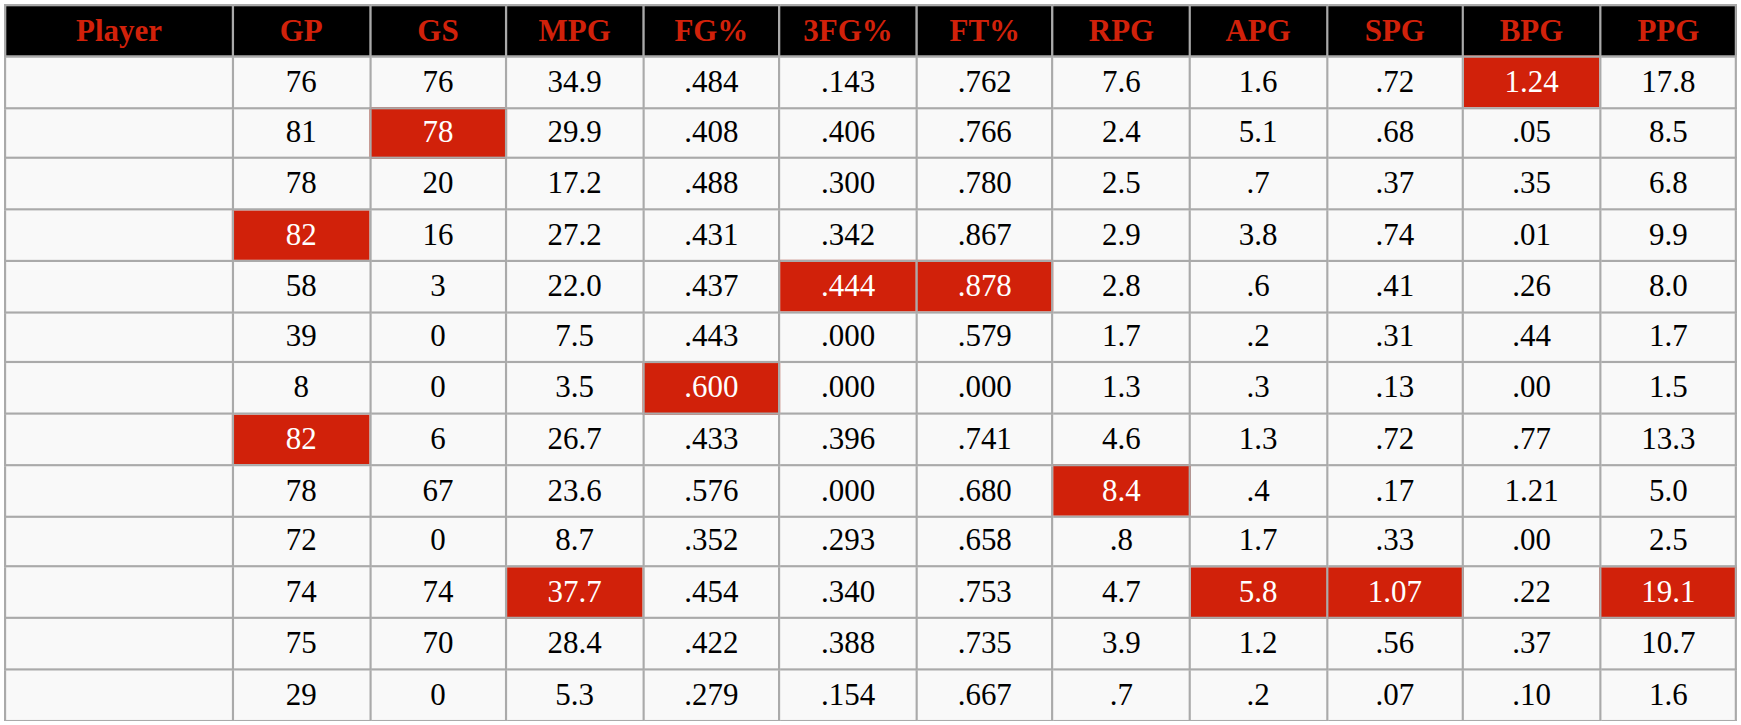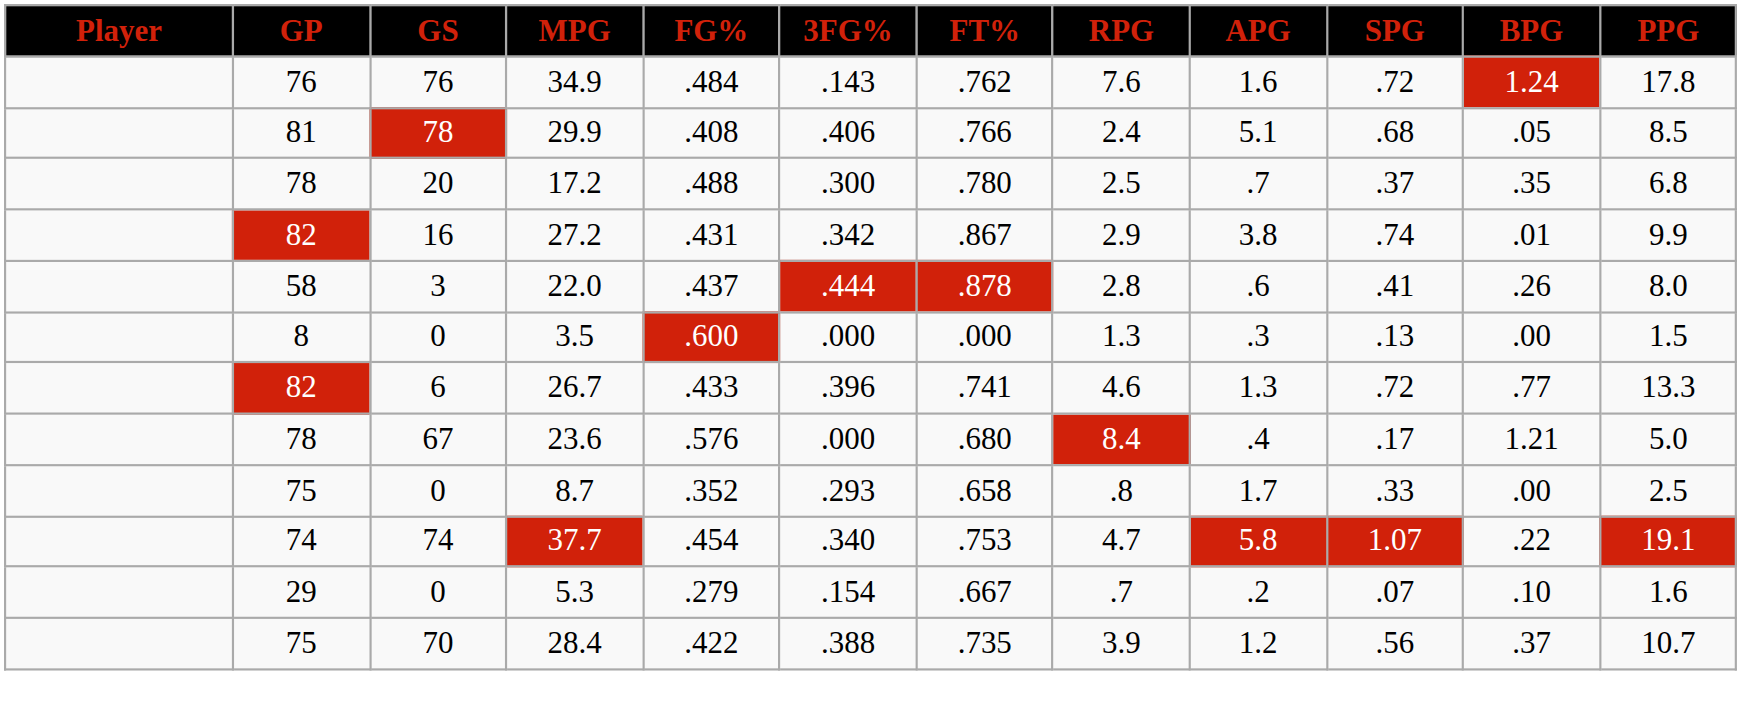- row: (575, 336)
(301, 541) 72 -> (301, 489) 75
rows swapped: (575, 694) <-> (575, 643)
